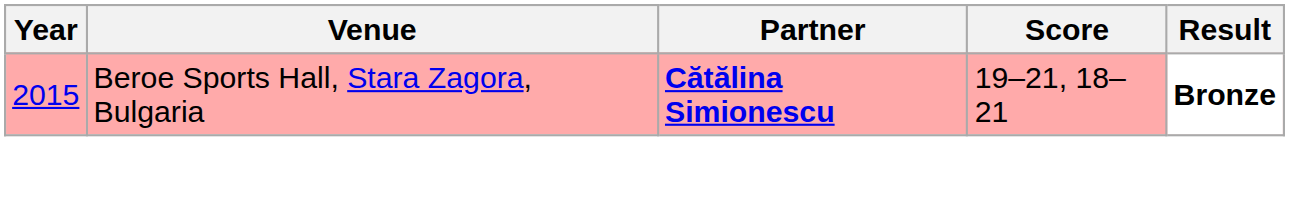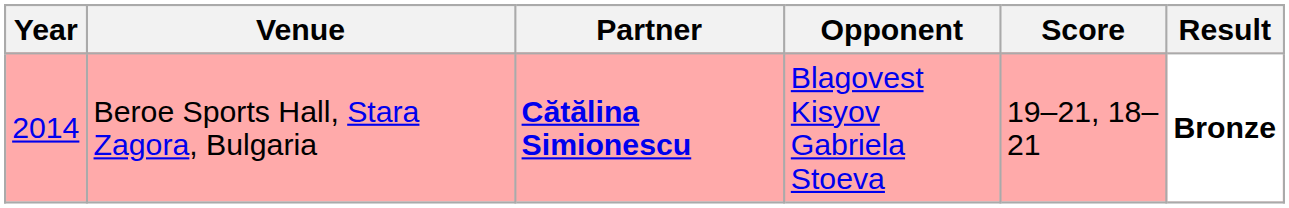+ column: (892, 29)
(46, 94) 2015 -> (46, 128) 2014
